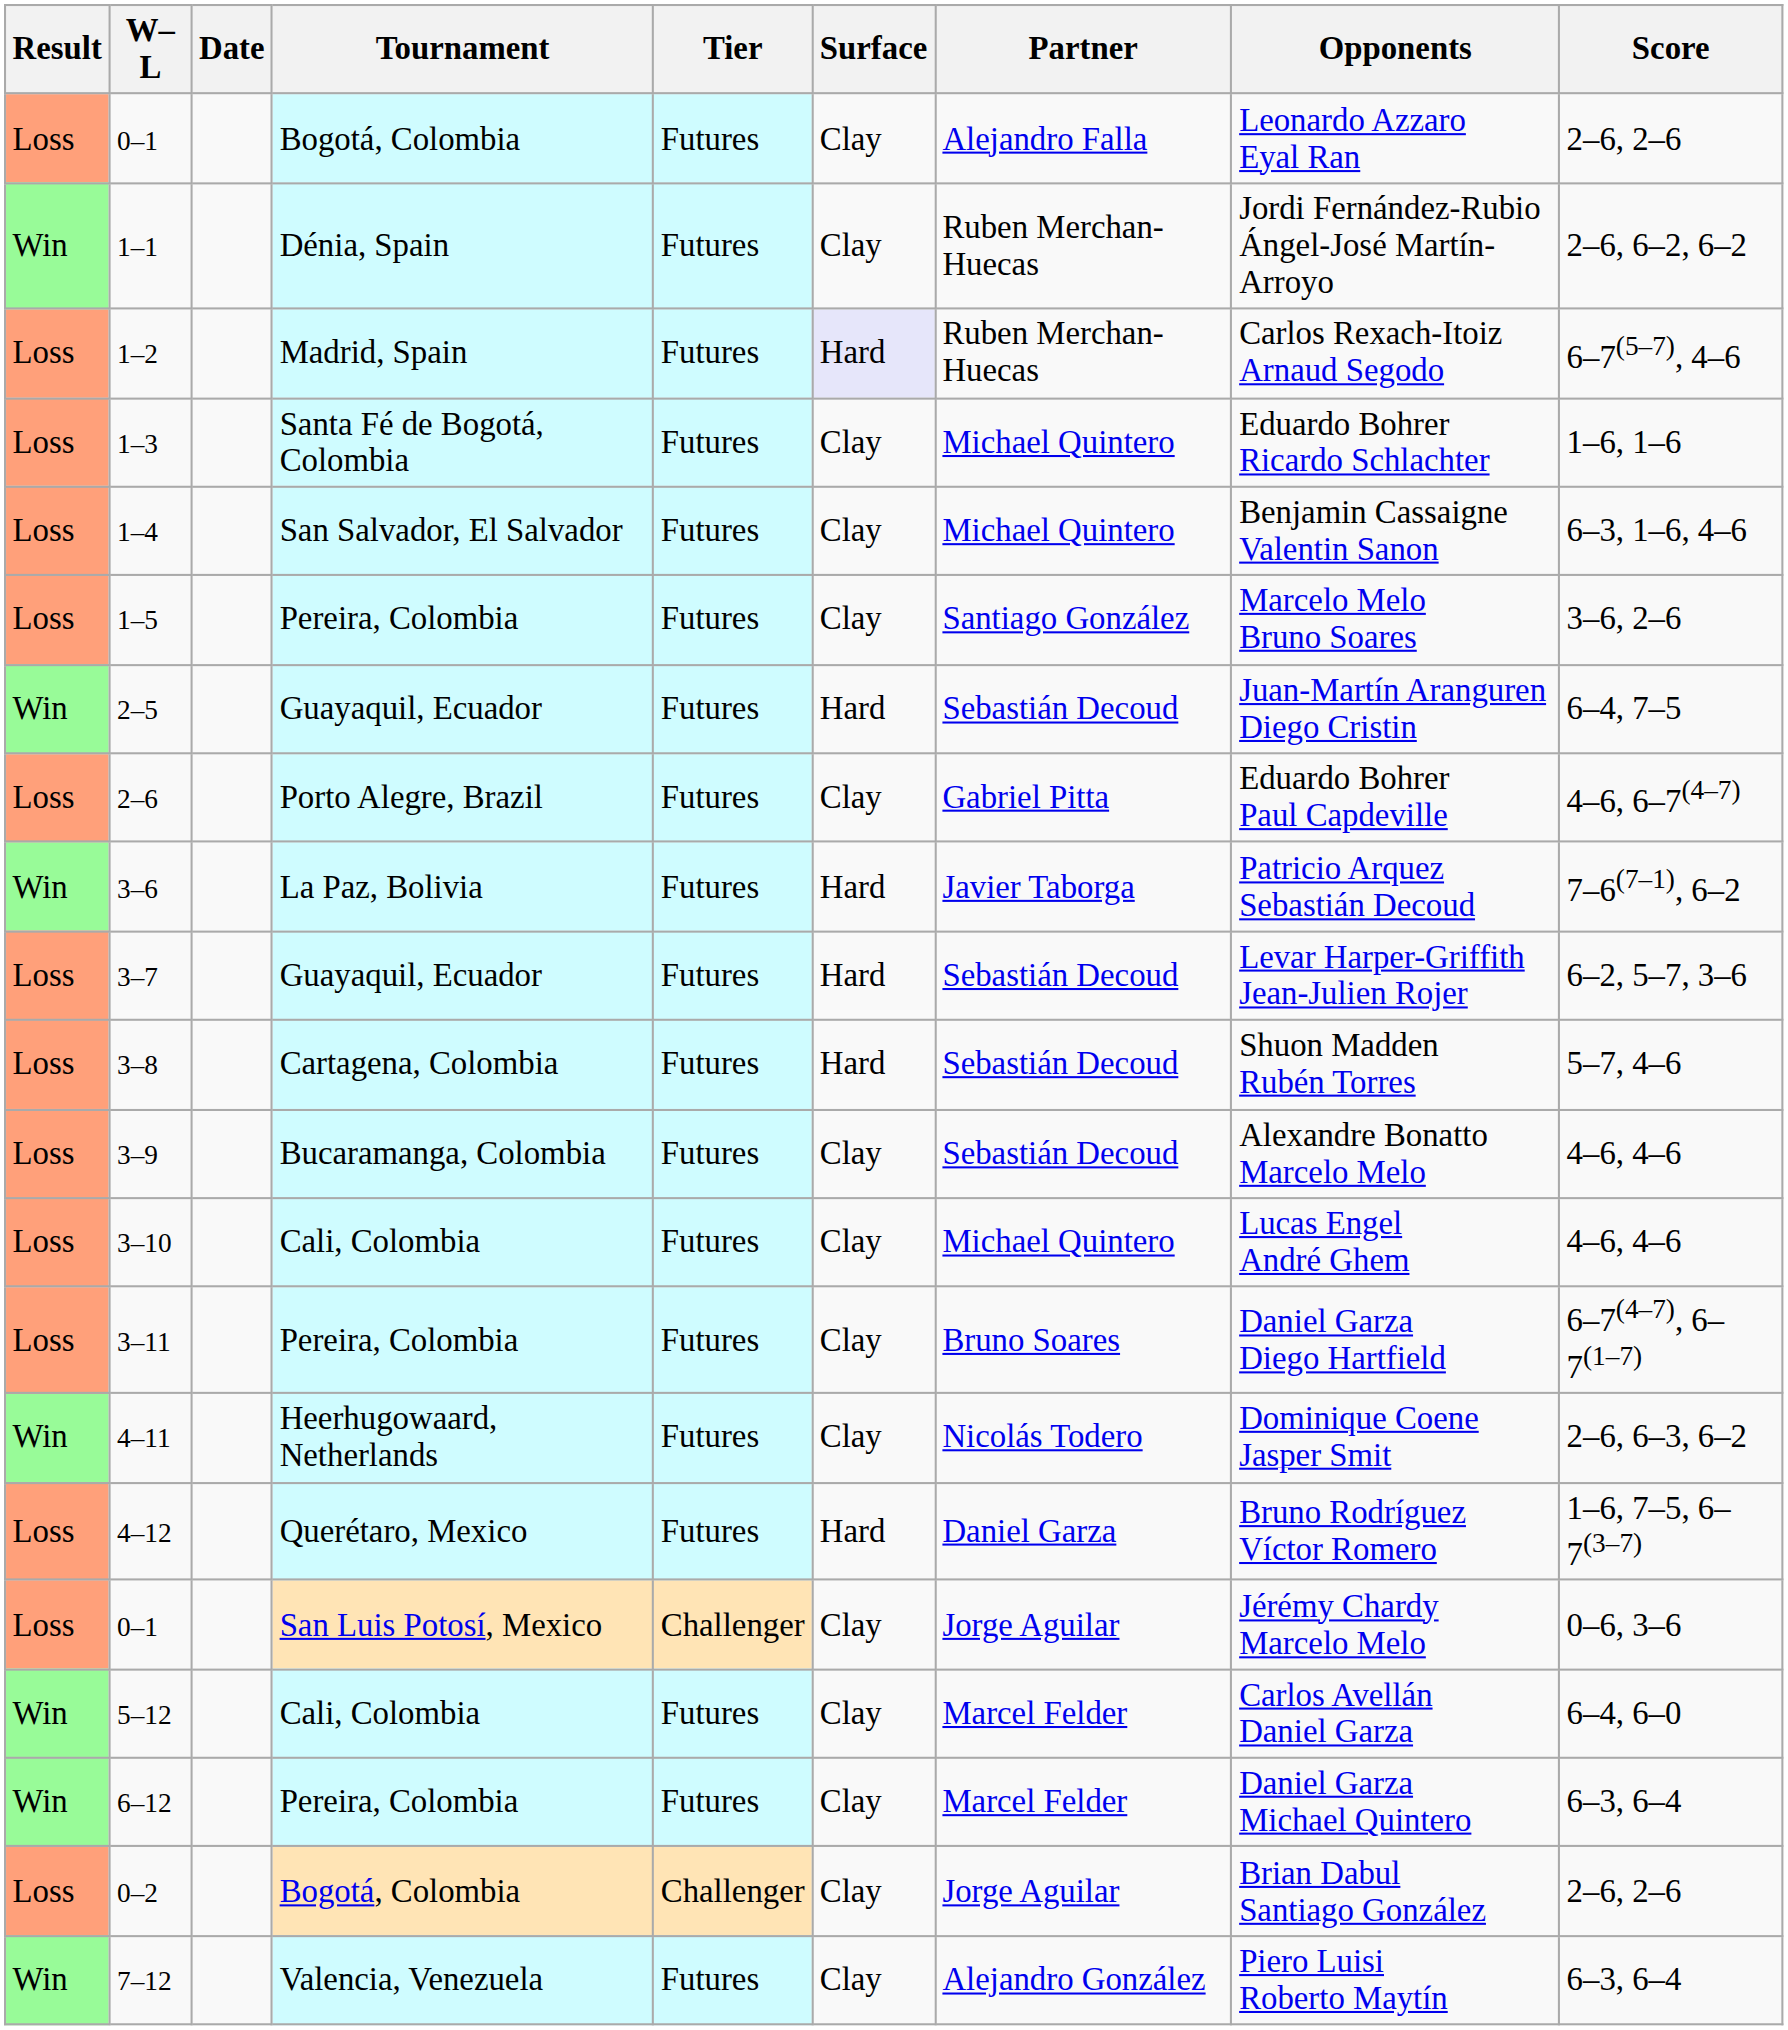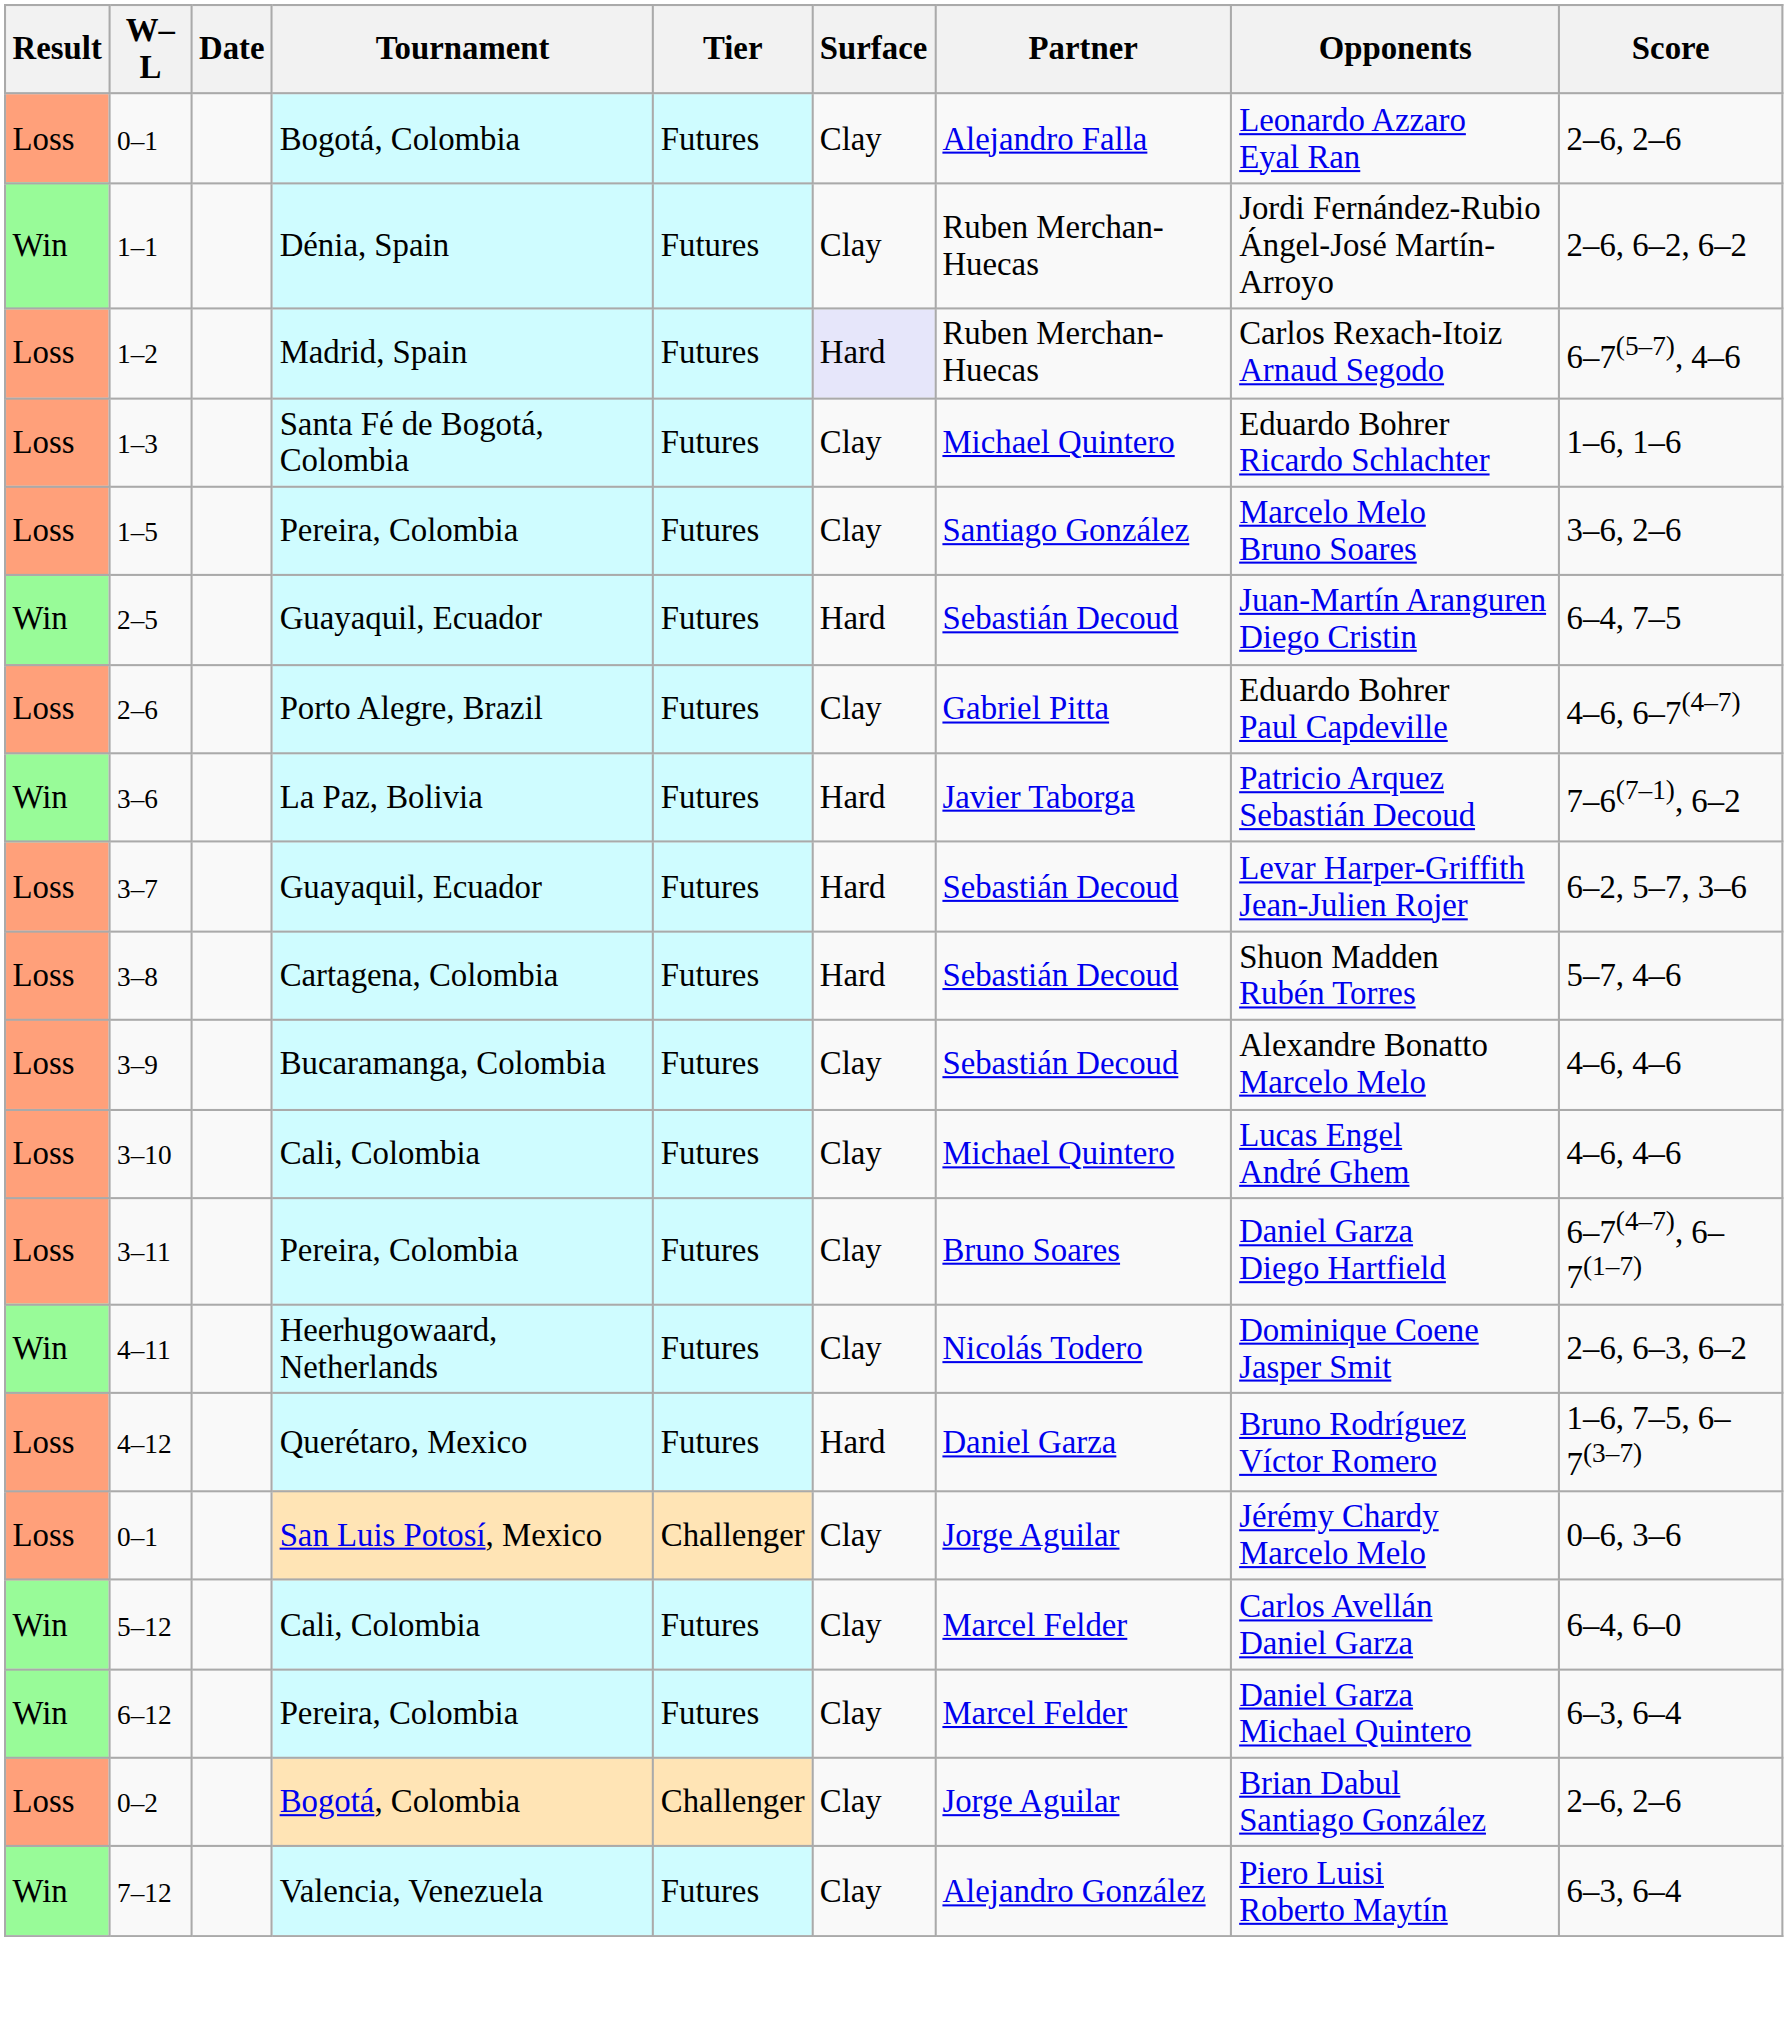- row: (138, 532)
